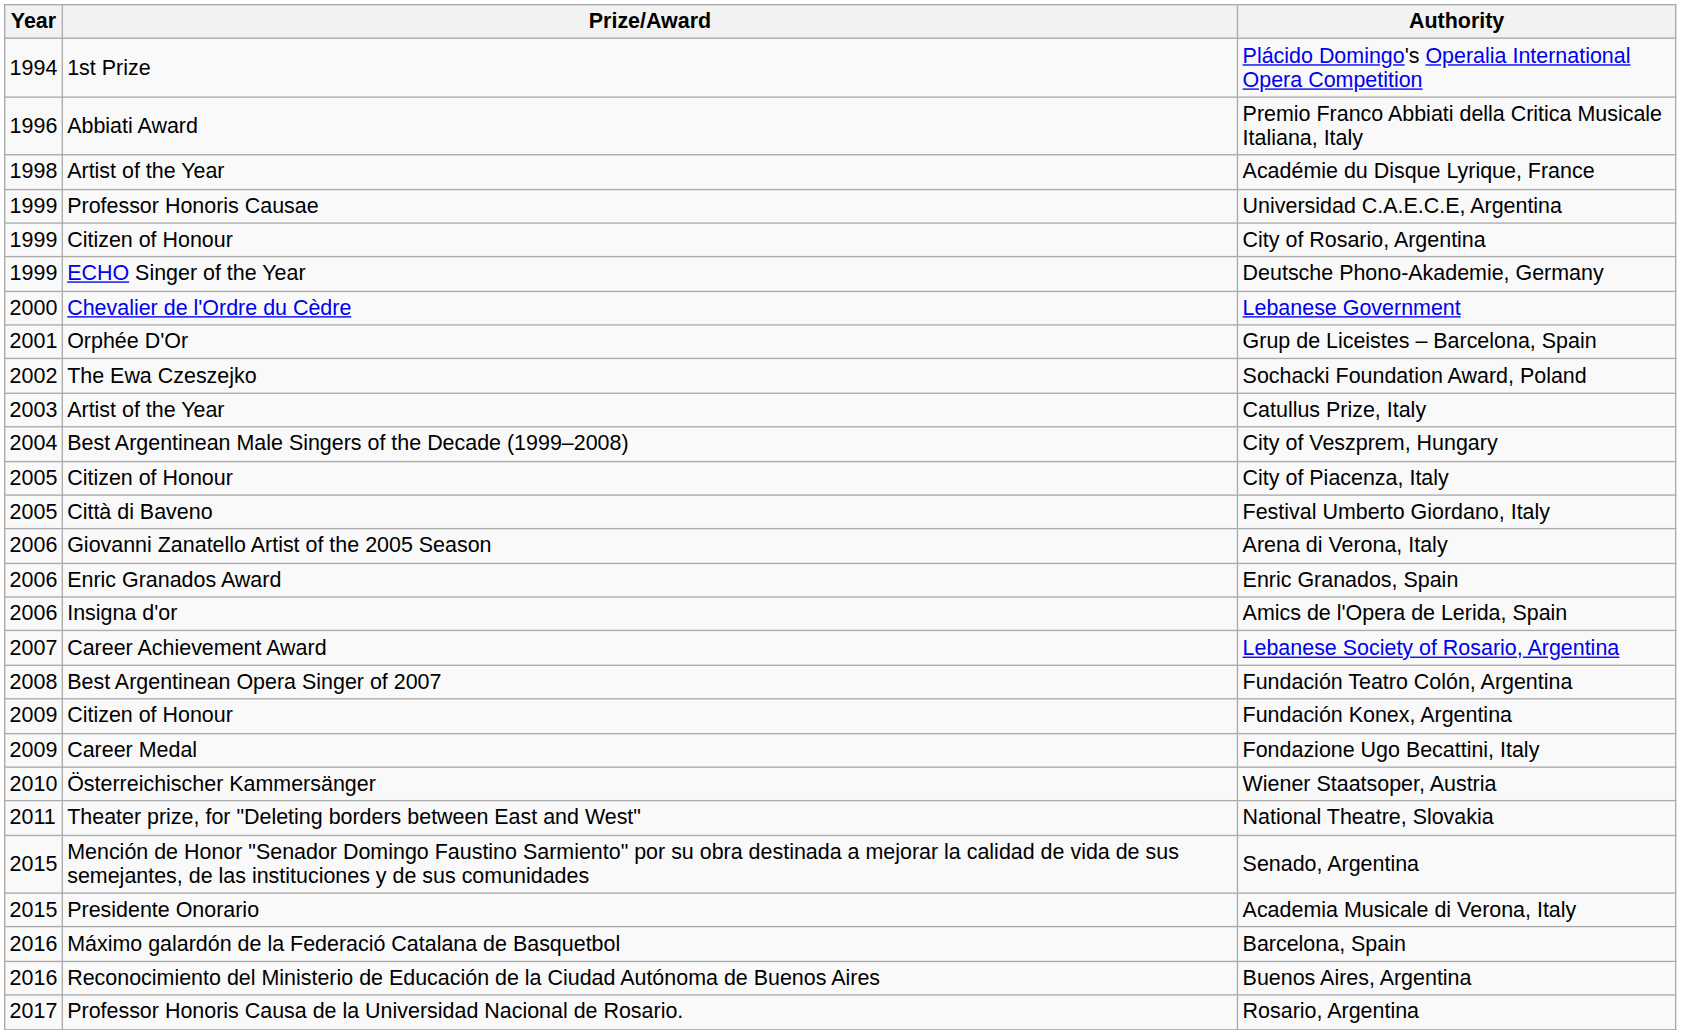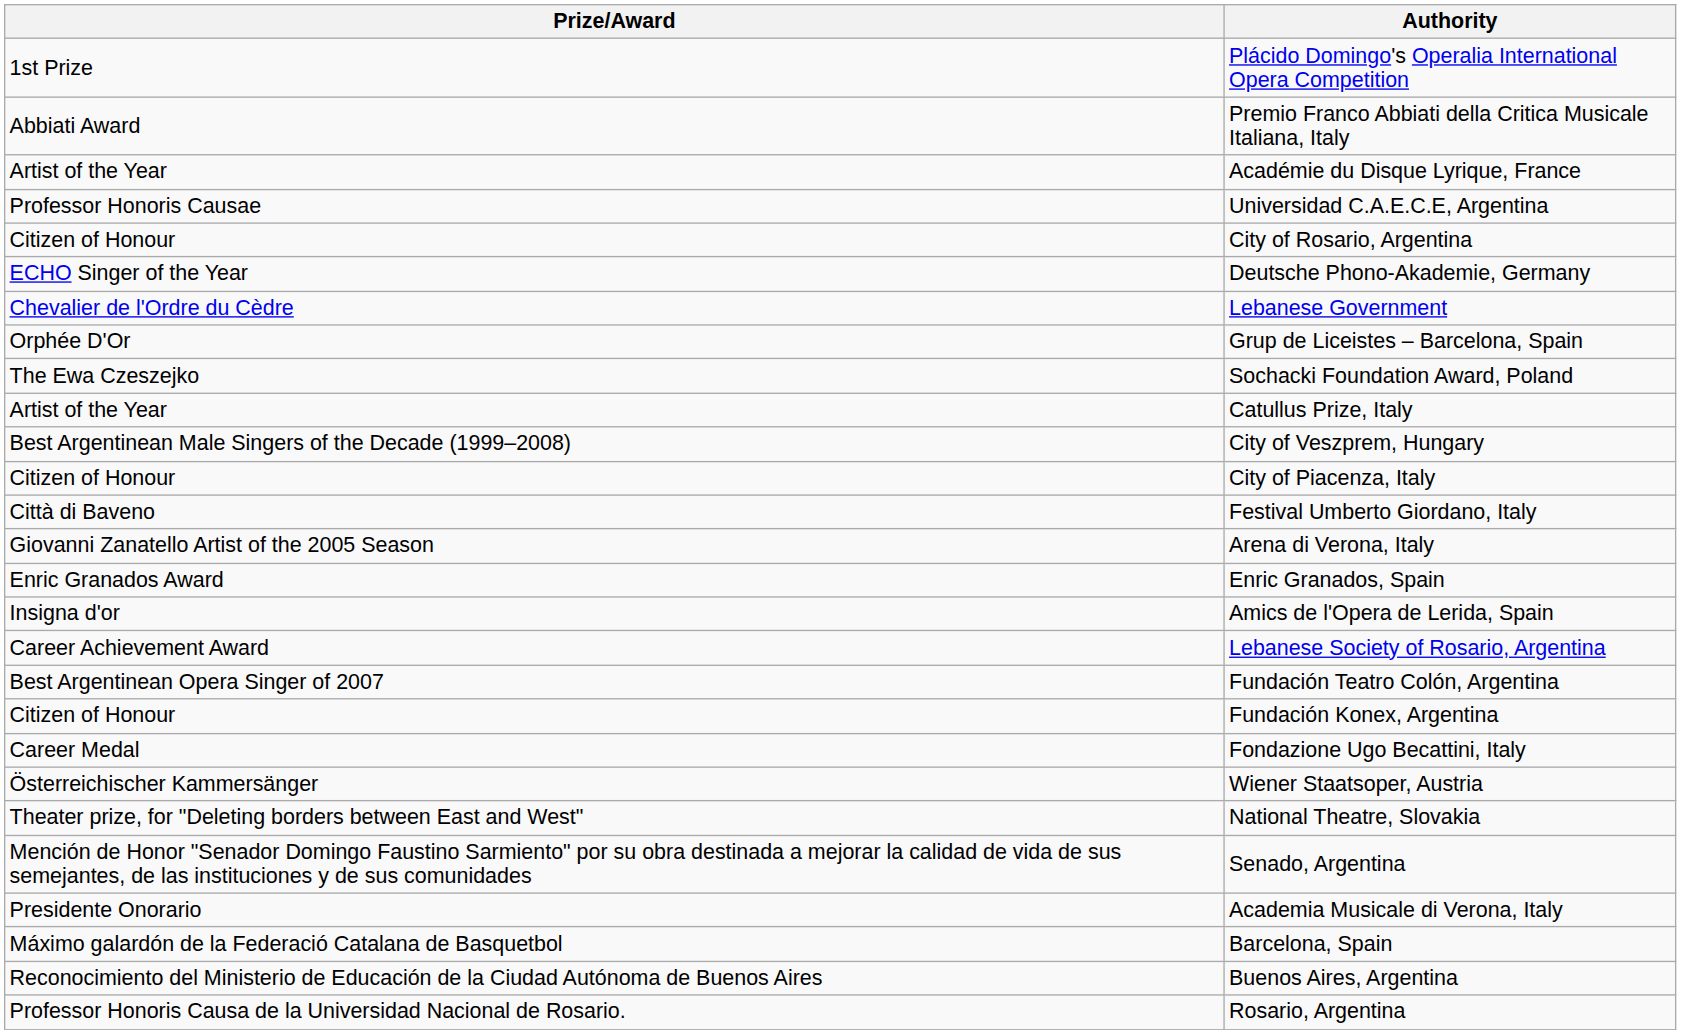- column: (33, 21)
